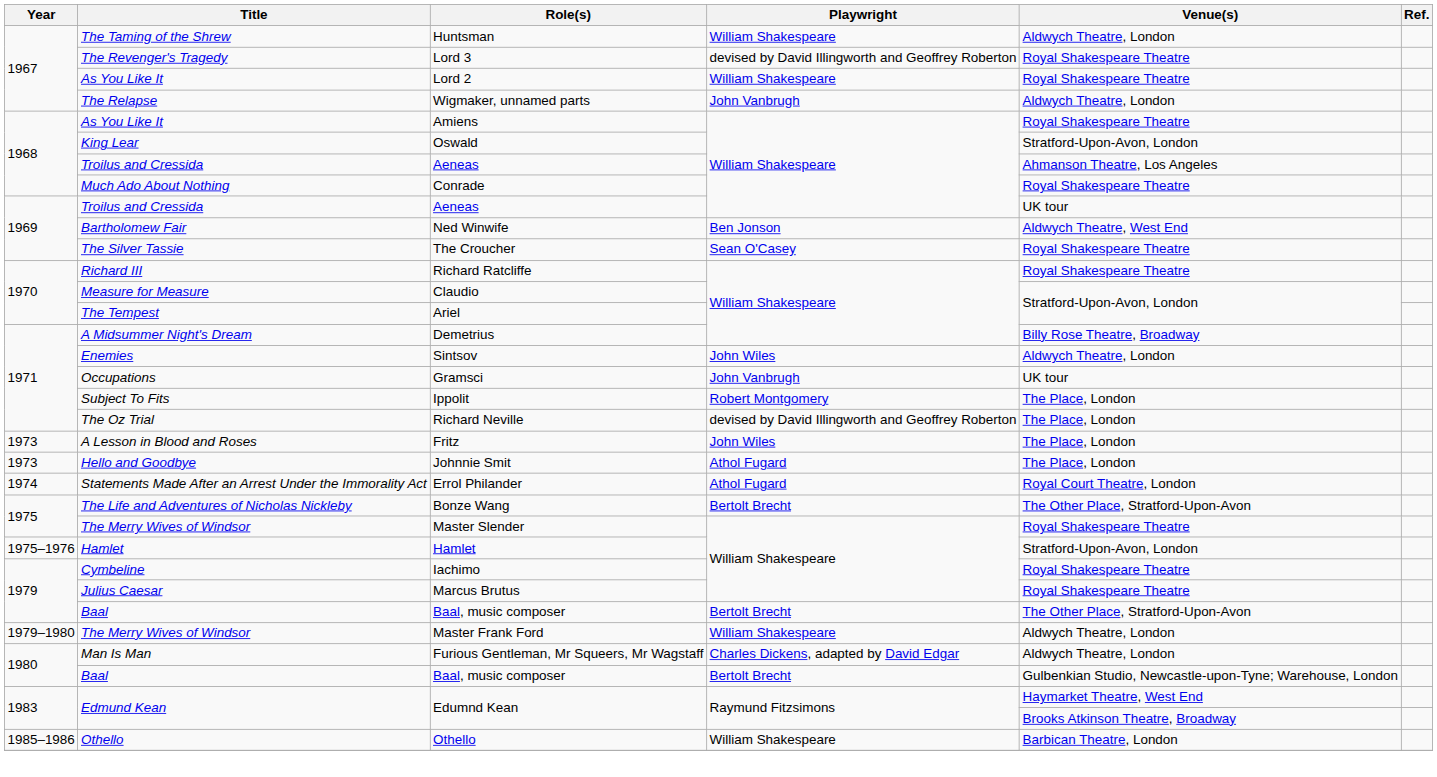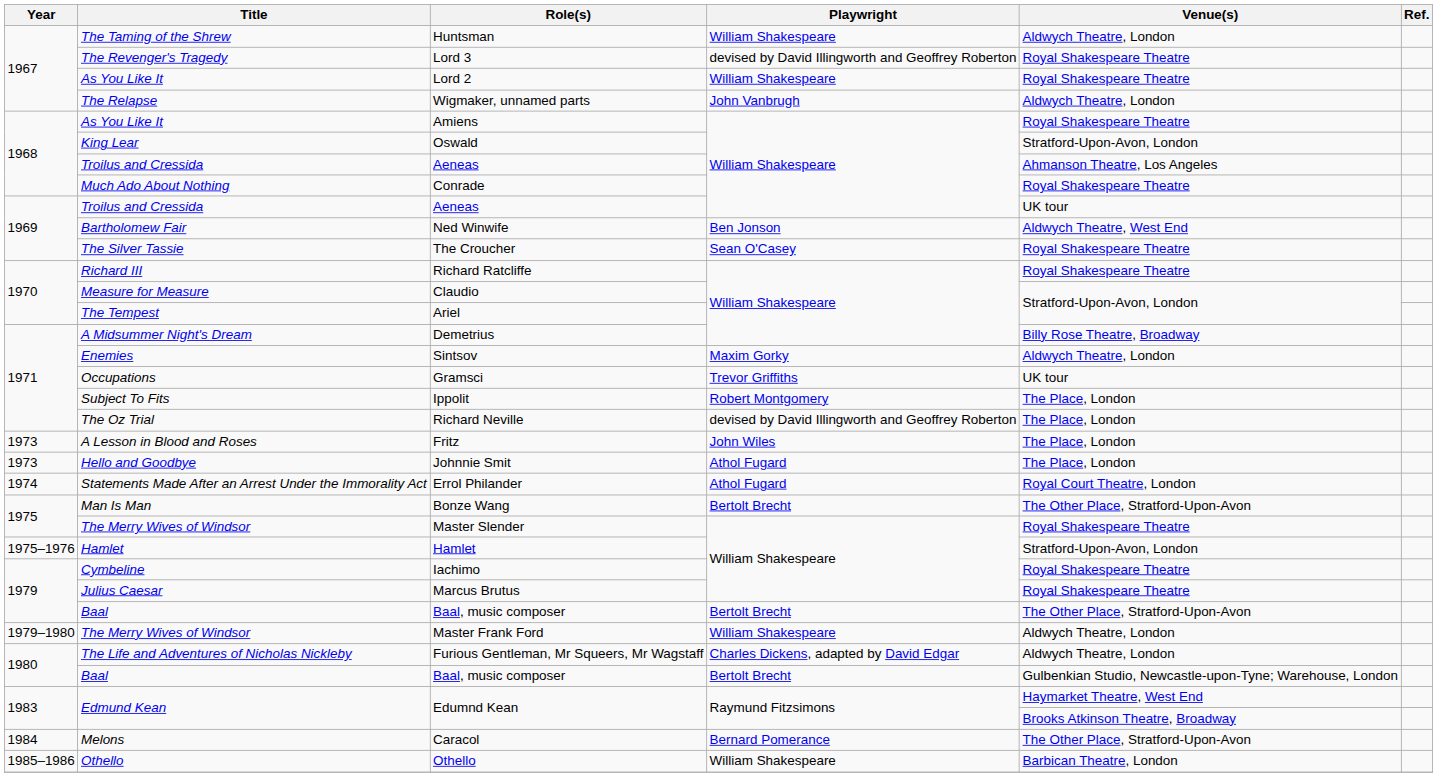(742, 356) John Wiles -> (749, 356) Maxim Gorky
(755, 377) John Vanbrugh -> (754, 377) Trevor Griffiths
(216, 505) The Life and Adventures of Nicholas Nickleby -> (116, 505) Man Is Man
(116, 654) Man Is Man -> (216, 654) The Life and Adventures of Nicholas Nickleby
+ row: (22, 739)
